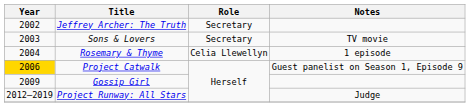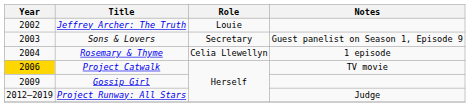(229, 25) Secretary -> (229, 25) Louie
(367, 39) TV movie -> (367, 39) Guest panelist on Season 1, Episode 9
(367, 67) Guest panelist on Season 1, Episode 9 -> (367, 67) TV movie
